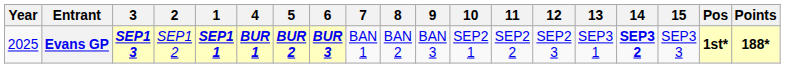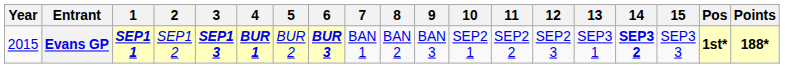columns swapped: (216, 15) <-> (133, 15)
(23, 44) 2025 -> (23, 44) 2015
(291, 44) bold -> (291, 44) normal
